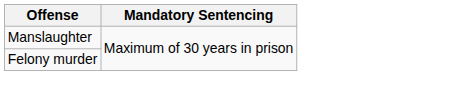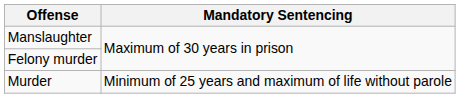+ row: (30, 81)
